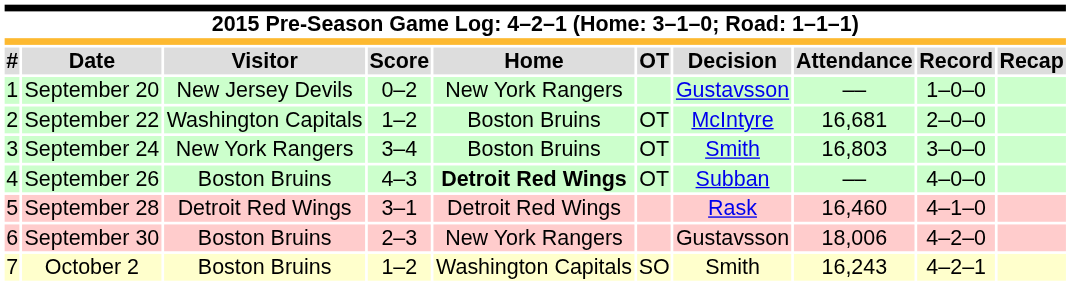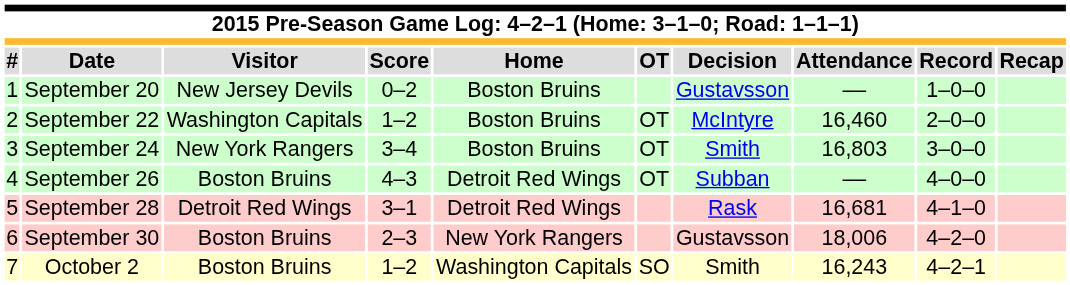(534, 90) New York Rangers -> (534, 90) Boston Bruins
(854, 119) 16,681 -> (854, 119) 16,460
(534, 178) bold -> (534, 178) normal
(854, 208) 16,460 -> (854, 208) 16,681
